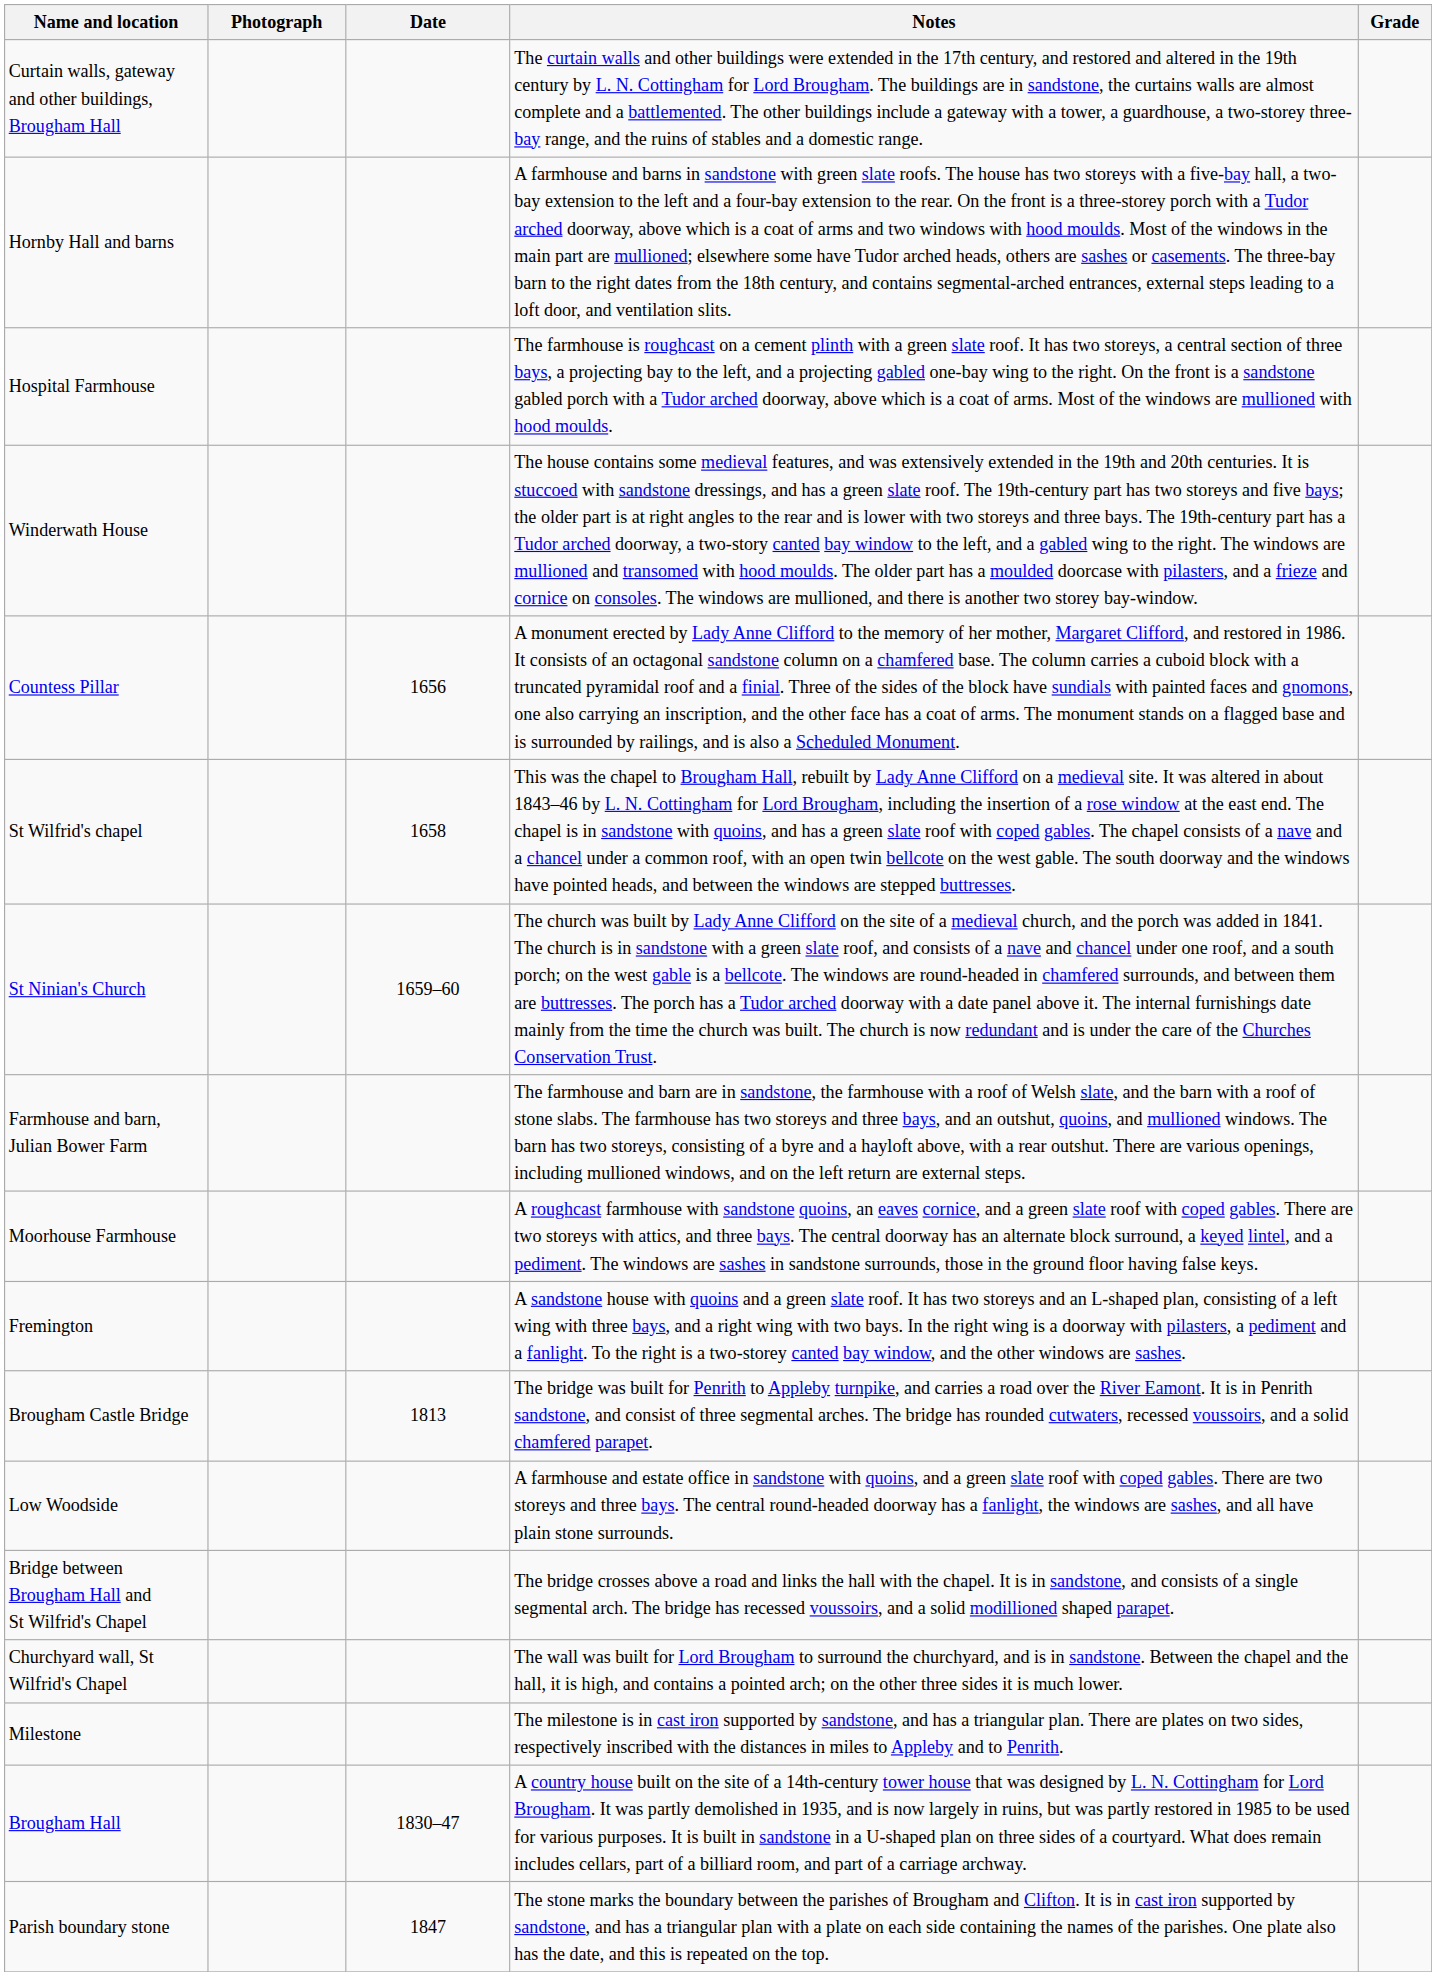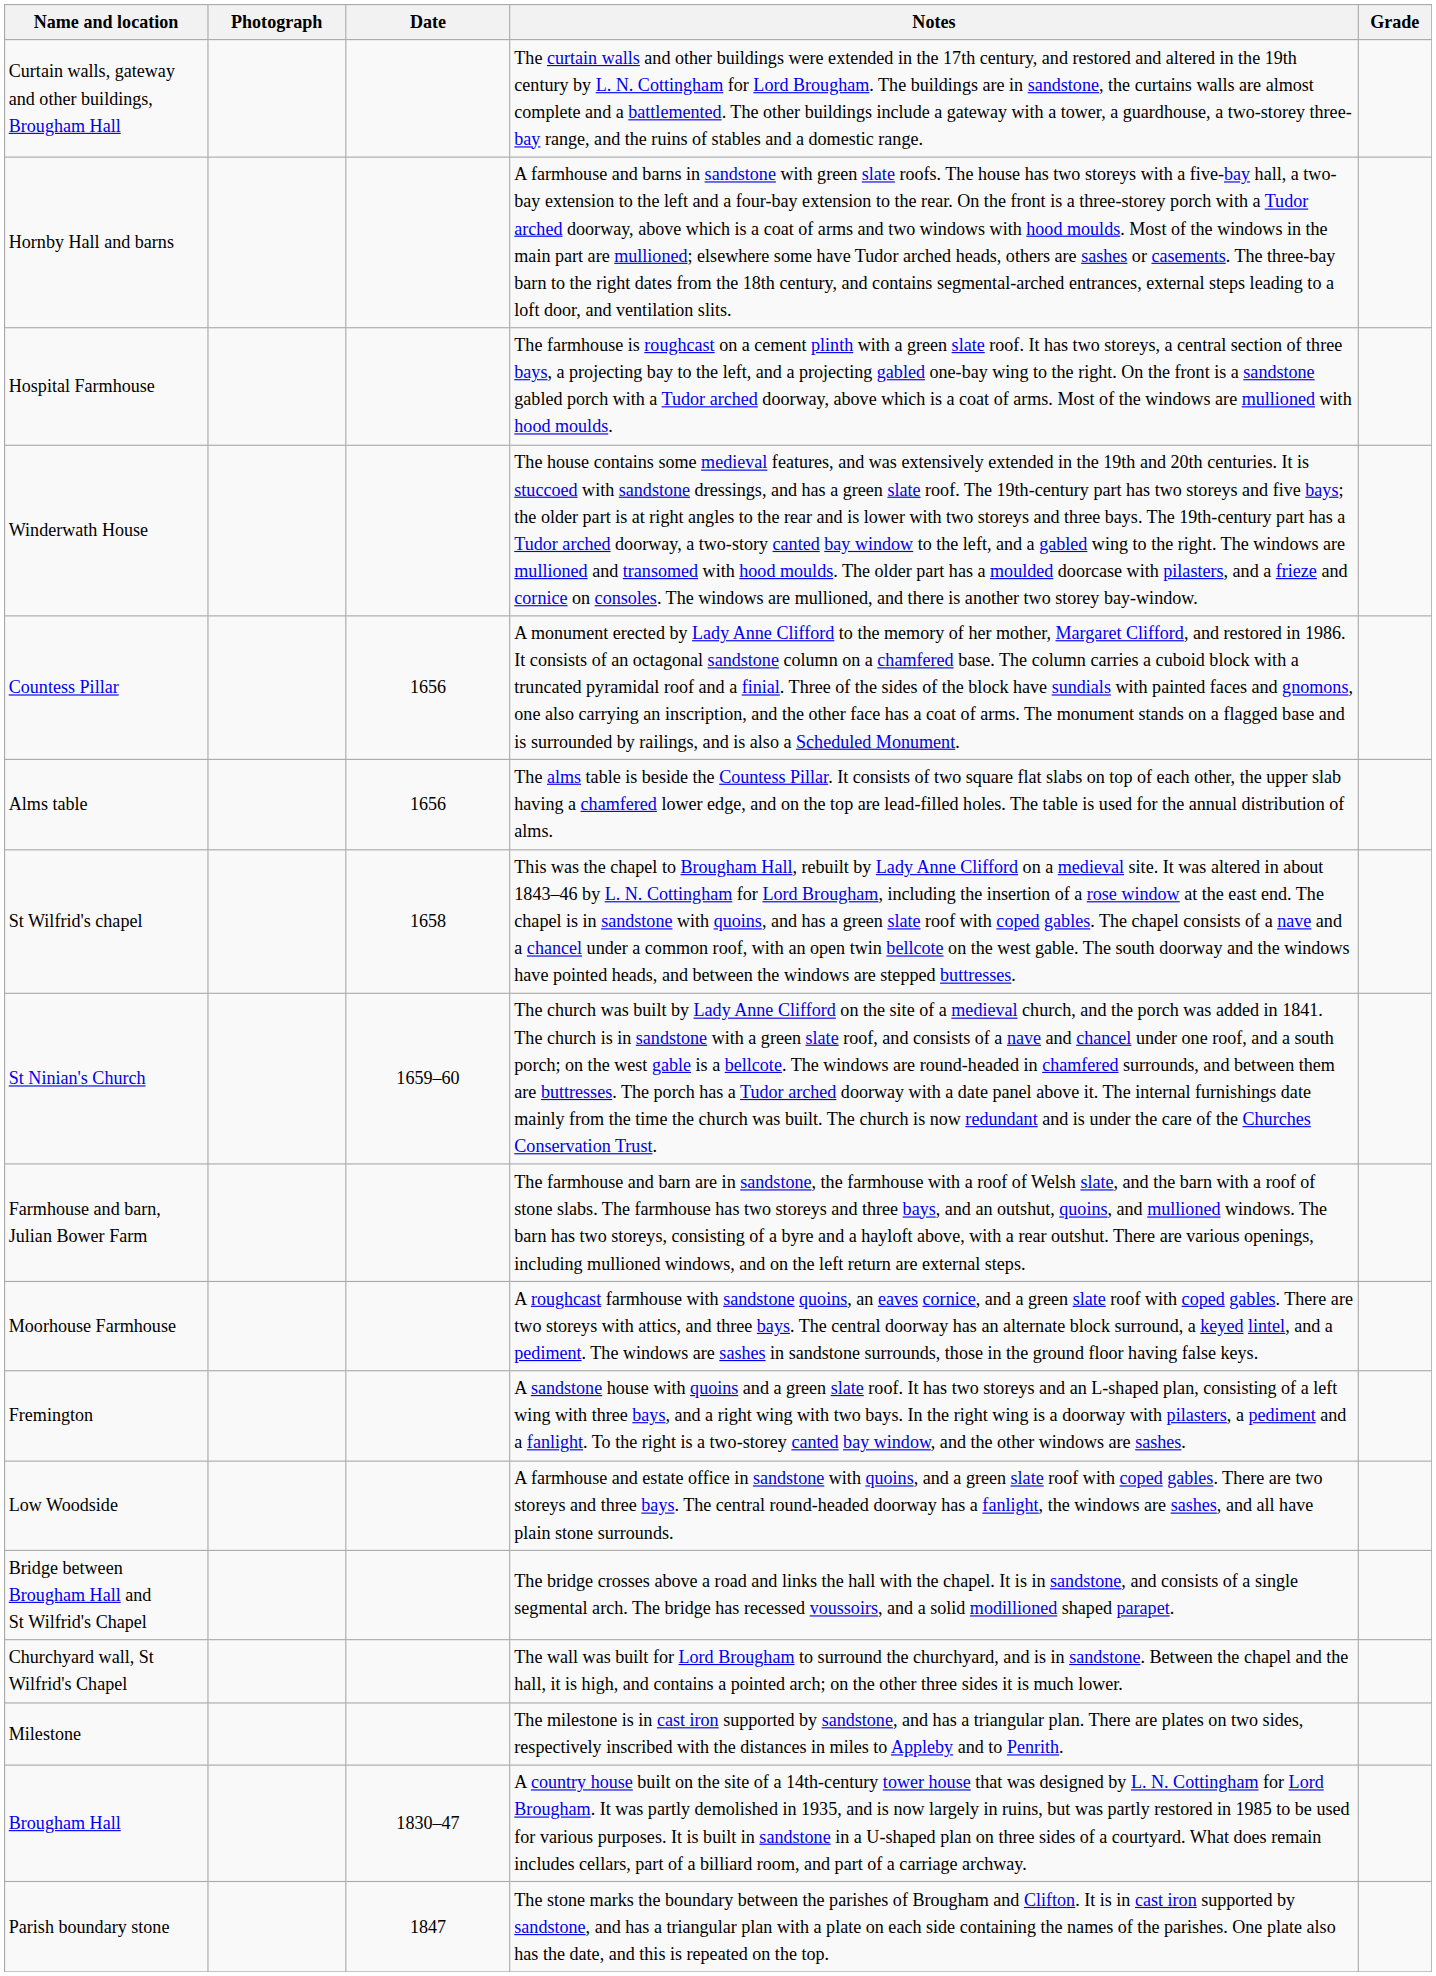+ row: (48, 804)
- row: (99, 1415)
